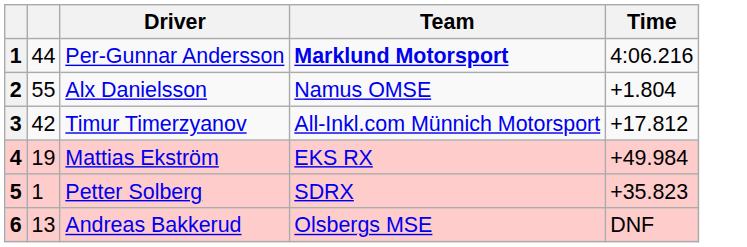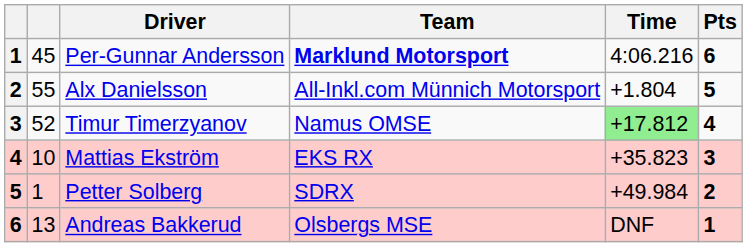+ column: (720, 22)
(43, 56) 44 -> (43, 56) 45
(363, 90) Namus OMSE -> (447, 90) All-Inkl.com Münnich Motorsport
(43, 124) 42 -> (43, 124) 52
(447, 124) All-Inkl.com Münnich Motorsport -> (363, 124) Namus OMSE
(649, 124) no background -> (649, 124) lightgreen background
(43, 158) 19 -> (43, 158) 10
(649, 158) +49.984 -> (649, 158) +35.823
(649, 191) +35.823 -> (649, 191) +49.984
